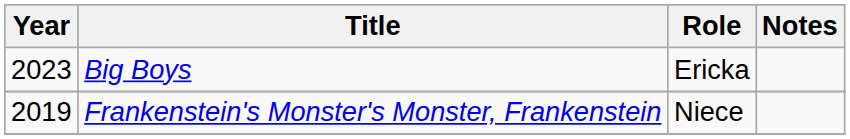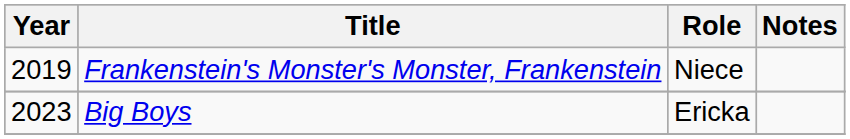rows swapped: (138, 69) <-> (373, 112)
